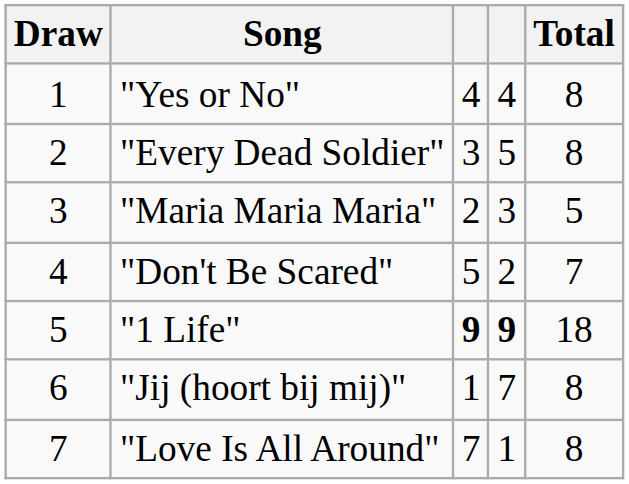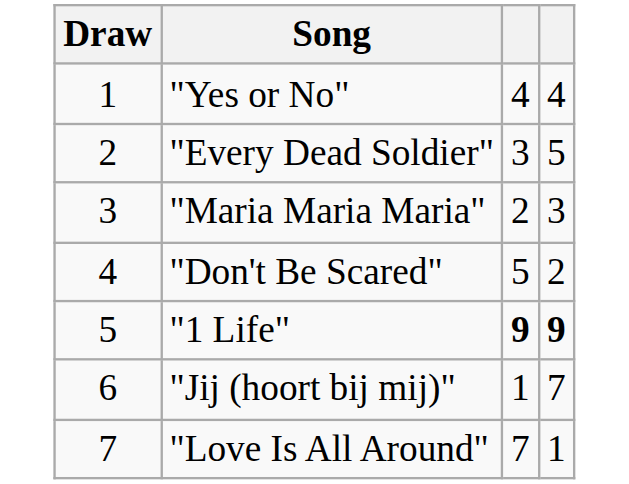- column: (574, 34)
